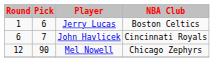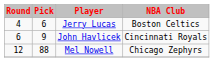(18, 24) 1 -> (18, 24) 4
(44, 37) 7 -> (44, 37) 9
(44, 50) 90 -> (44, 50) 88
